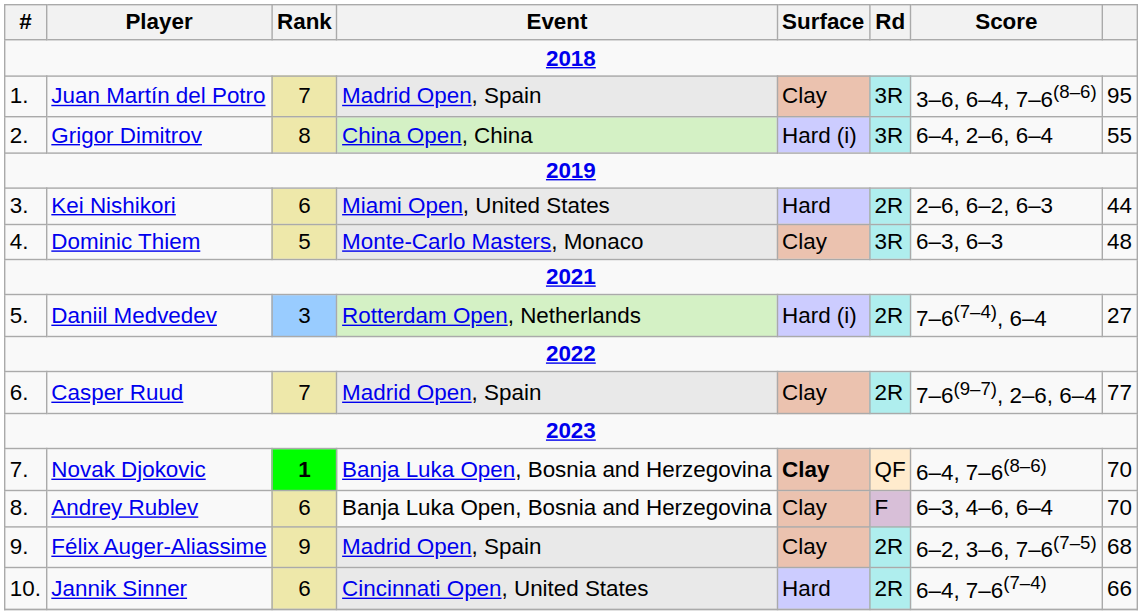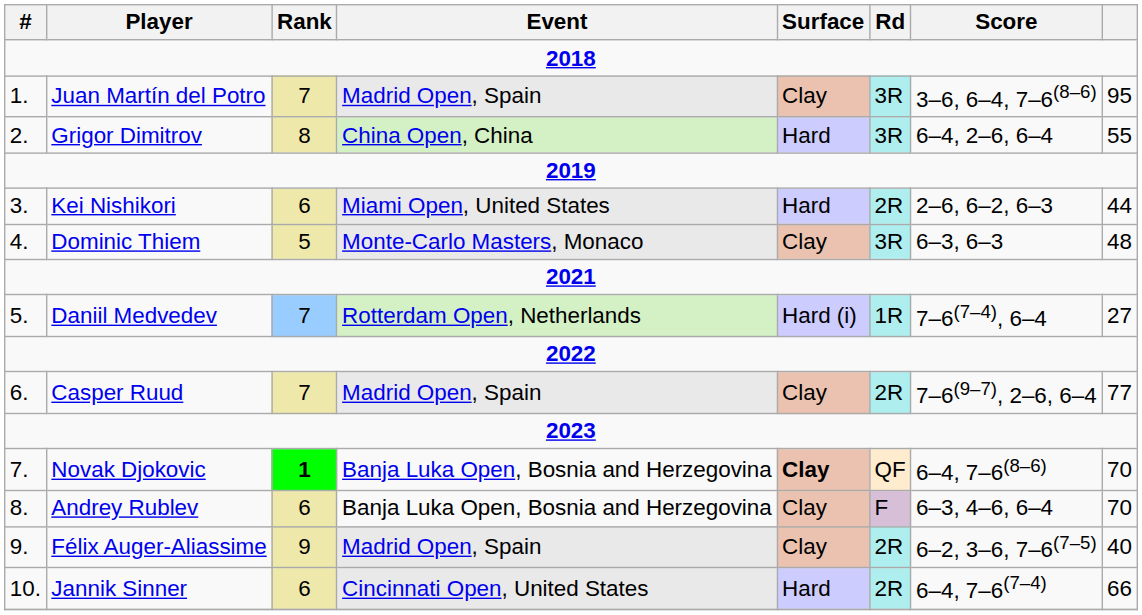(819, 134) Hard (i) -> (806, 134) Hard
(304, 315) 3 -> (304, 315) 7
(889, 315) 2R -> (889, 315) 1R
(1119, 546) 68 -> (1119, 546) 40
